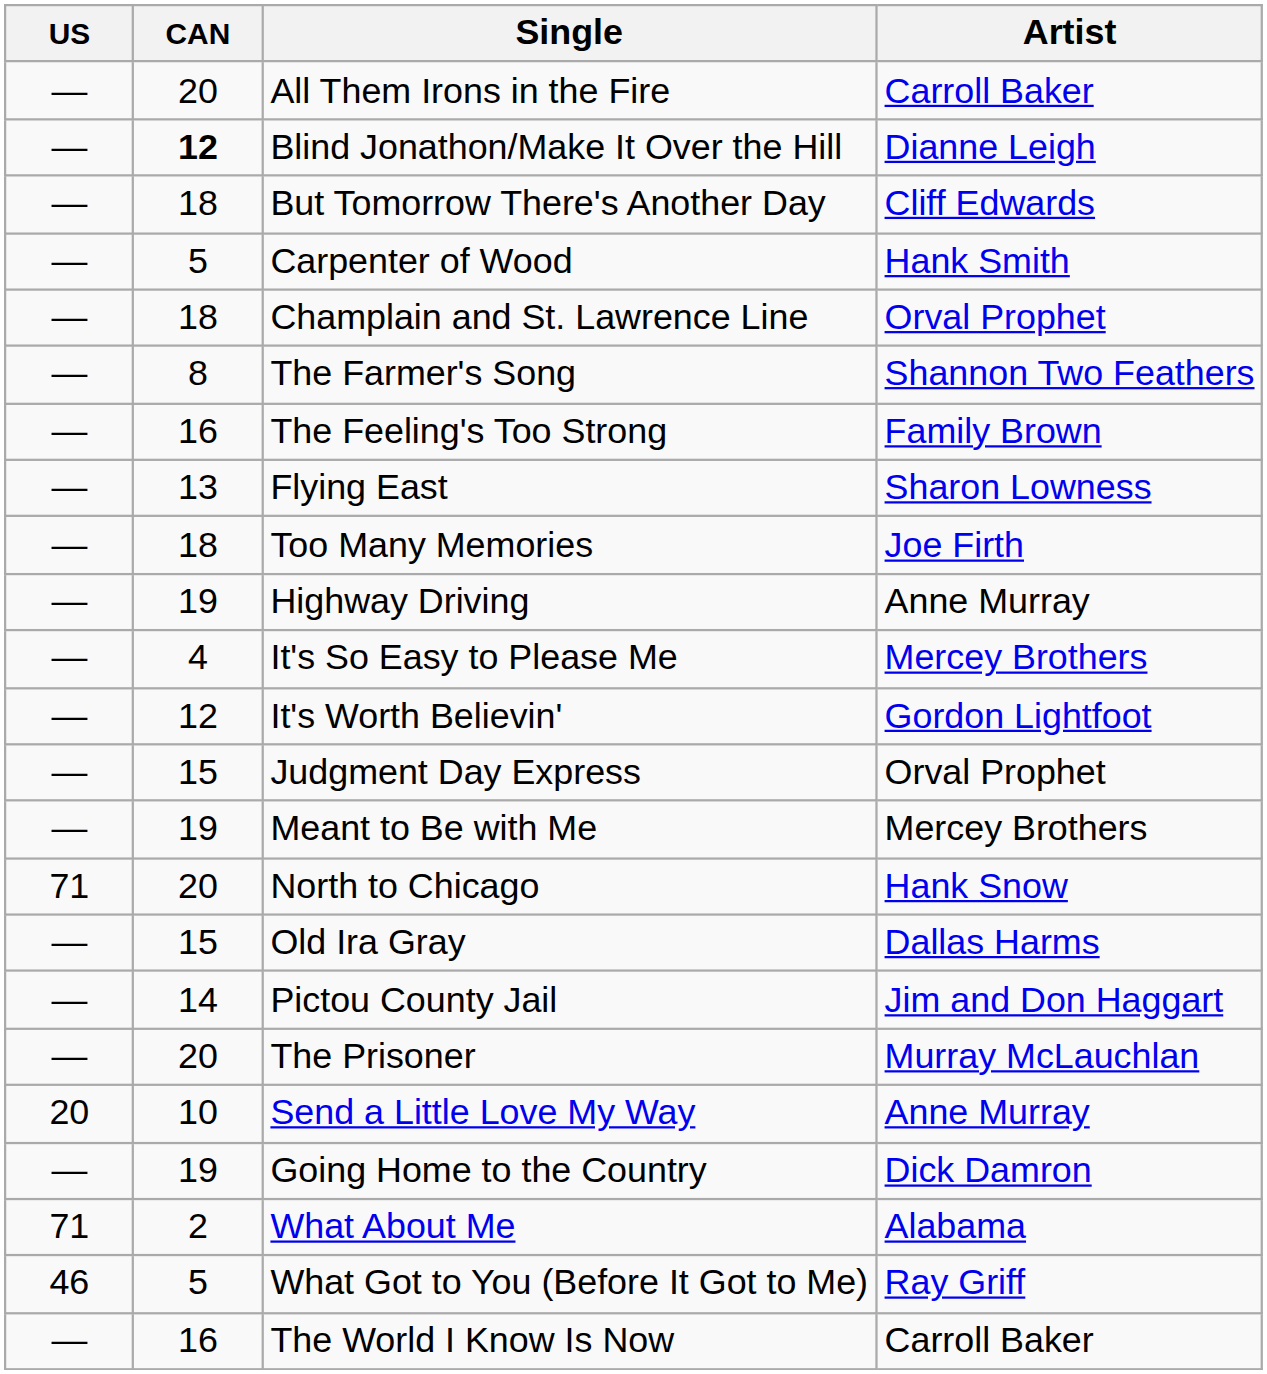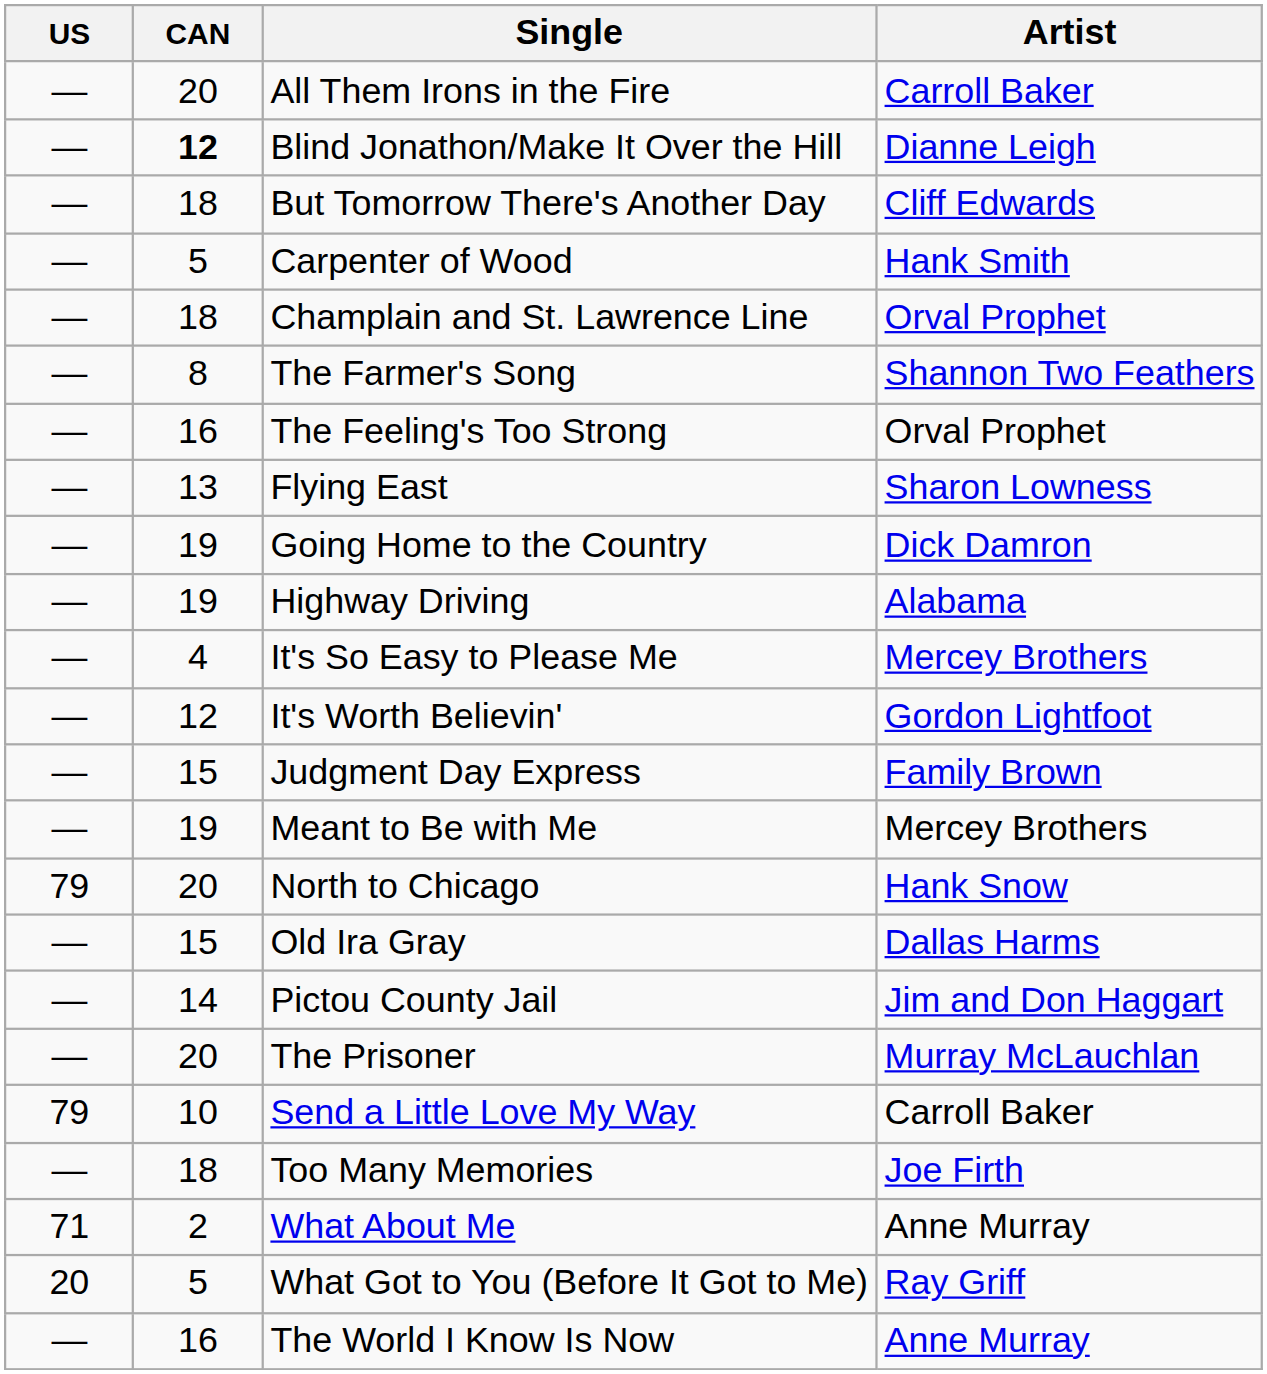(993, 430) Family Brown -> (995, 430) Orval Prophet
rows swapped: (489, 1169) <-> (432, 544)
(987, 601) Anne Murray -> (955, 601) Alabama
(995, 771) Orval Prophet -> (993, 771) Family Brown
(69, 885) 71 -> (69, 885) 79
(69, 1112) 20 -> (69, 1112) 79
(987, 1112) Anne Murray -> (989, 1112) Carroll Baker
(955, 1226) Alabama -> (987, 1226) Anne Murray
(69, 1283) 46 -> (69, 1283) 20
(989, 1340) Carroll Baker -> (987, 1340) Anne Murray
